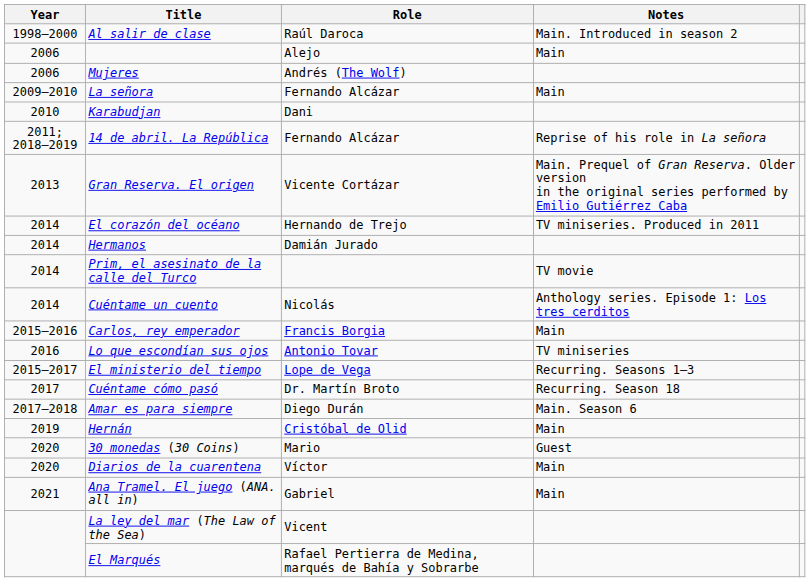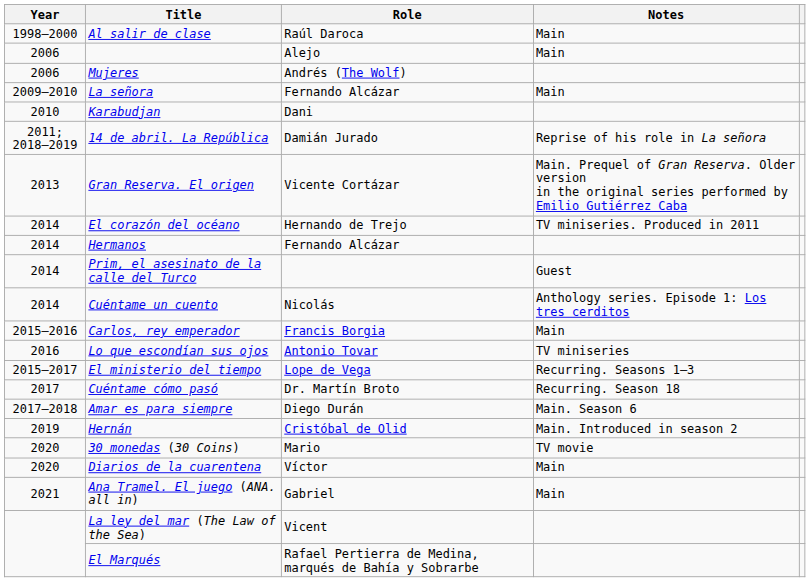(637, 34) Main. Introduced in season 2 -> (550, 34) Main
(342, 138) Fernando Alcázar -> (331, 138) Damián Jurado
(331, 245) Damián Jurado -> (342, 245) Fernando Alcázar
(565, 271) TV movie -> (554, 271) Guest
(550, 428) Main -> (637, 428) Main. Introduced in season 2
(554, 448) Guest -> (565, 448) TV movie
